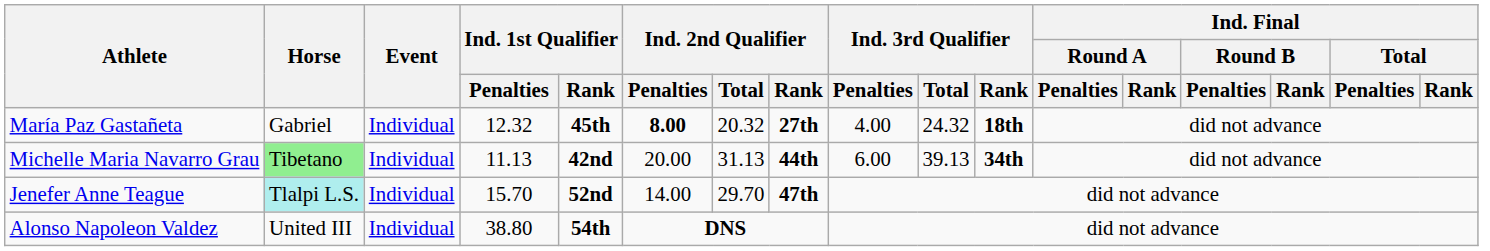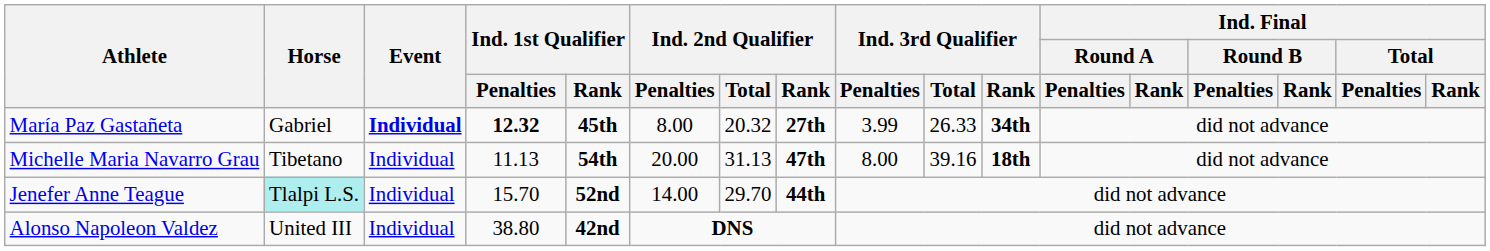(412, 125) normal -> (415, 125) bold
(509, 125) normal -> (516, 125) bold
(668, 125) bold -> (675, 125) normal
(873, 125) 4.00 -> (880, 125) 3.99
(946, 125) 24.32 -> (953, 125) 26.33
(1004, 125) 18th -> (1011, 125) 34th
(306, 159) lightgreen background -> (306, 159) no background
(591, 159) 42nd -> (598, 159) 54th
(799, 159) 44th -> (806, 159) 47th
(873, 159) 6.00 -> (880, 159) 8.00
(946, 159) 39.13 -> (953, 159) 39.16
(1004, 159) 34th -> (1011, 159) 18th
(799, 194) 47th -> (806, 194) 44th
(591, 228) 54th -> (598, 228) 42nd
